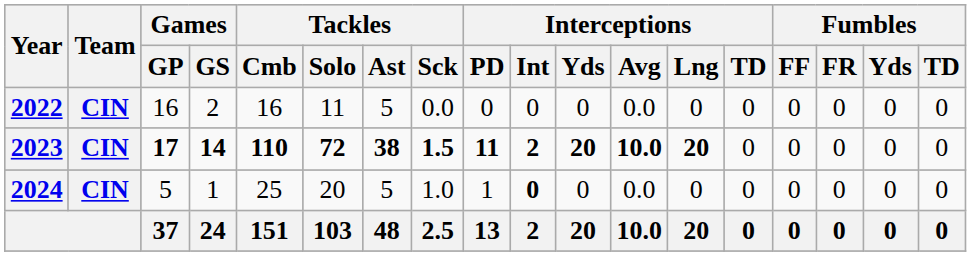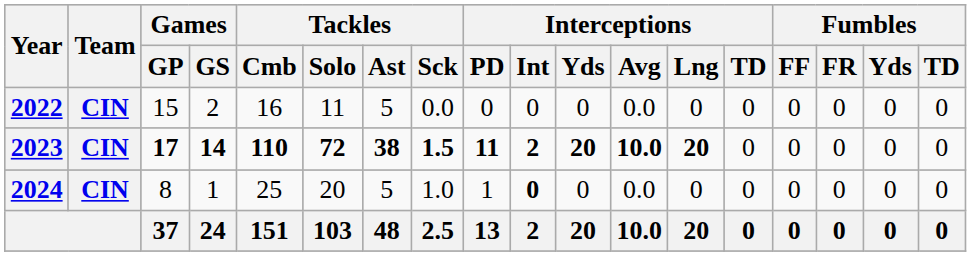(165, 107) 16 -> (165, 107) 15
(165, 189) 5 -> (165, 189) 8
